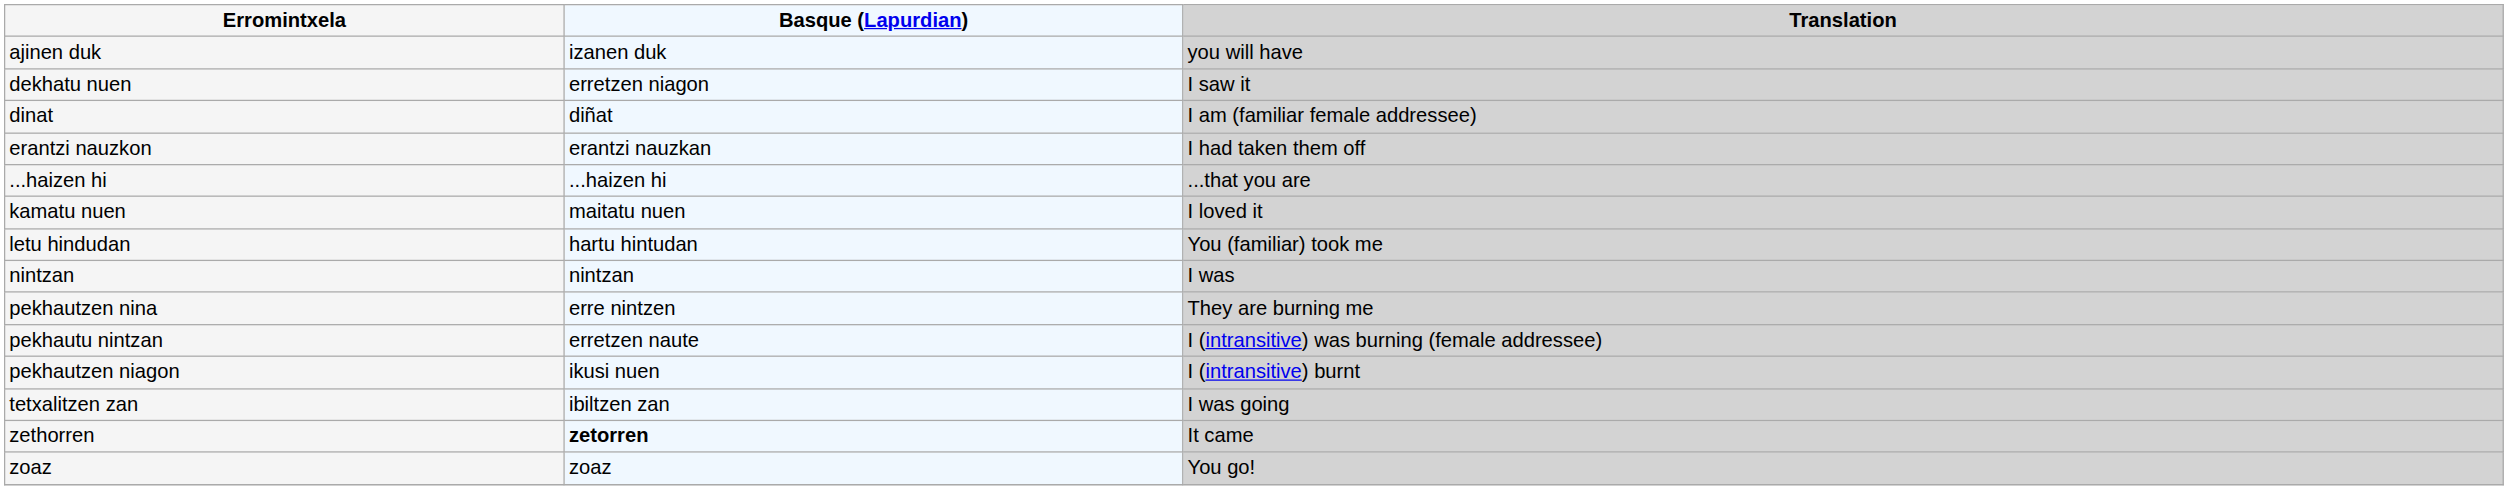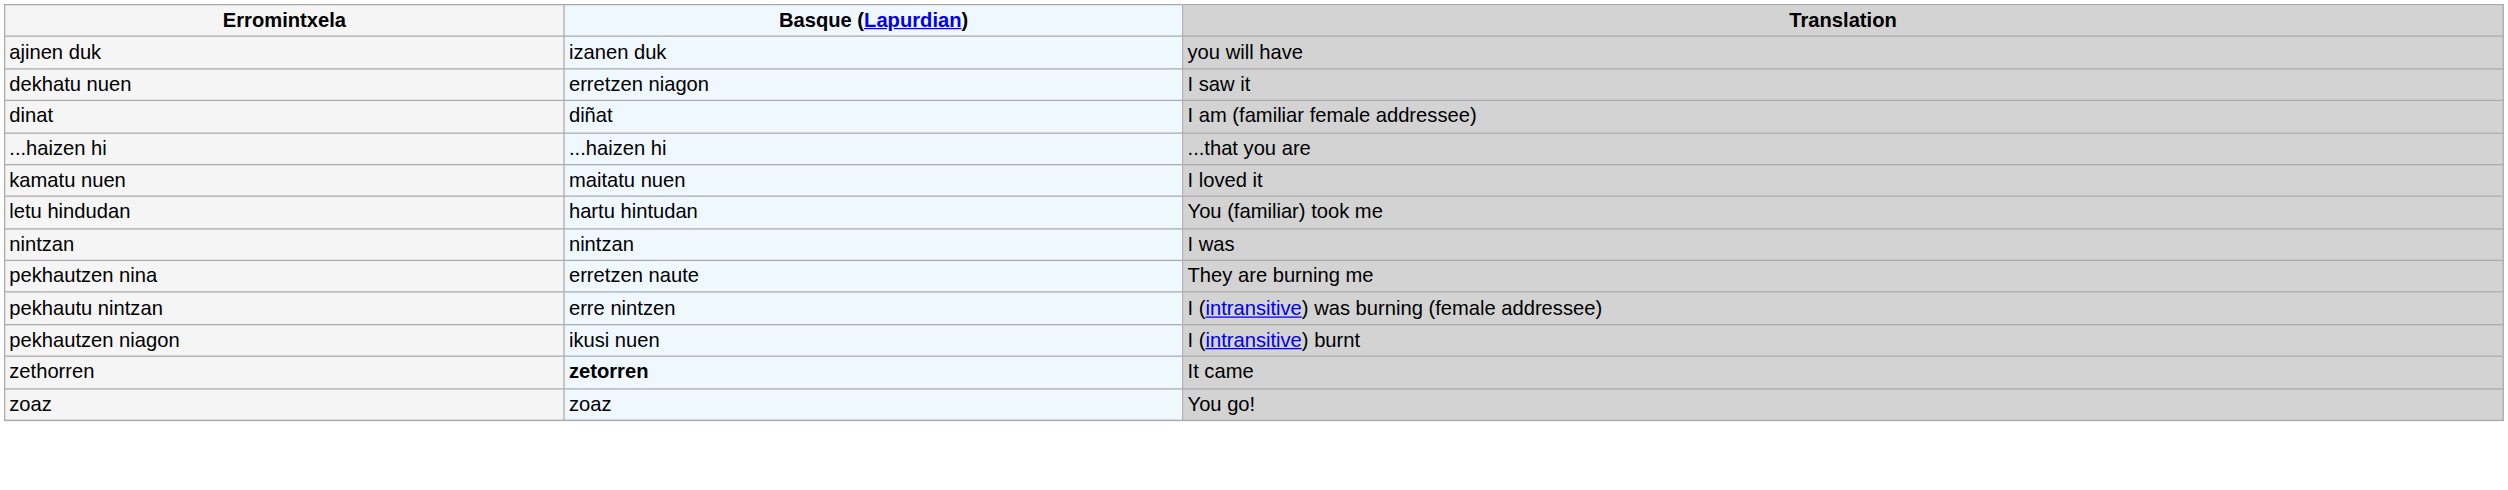- row: (80, 148)
(622, 308) erre nintzen -> (634, 276) erretzen naute
(634, 340) erretzen naute -> (622, 308) erre nintzen
- row: (74, 404)
